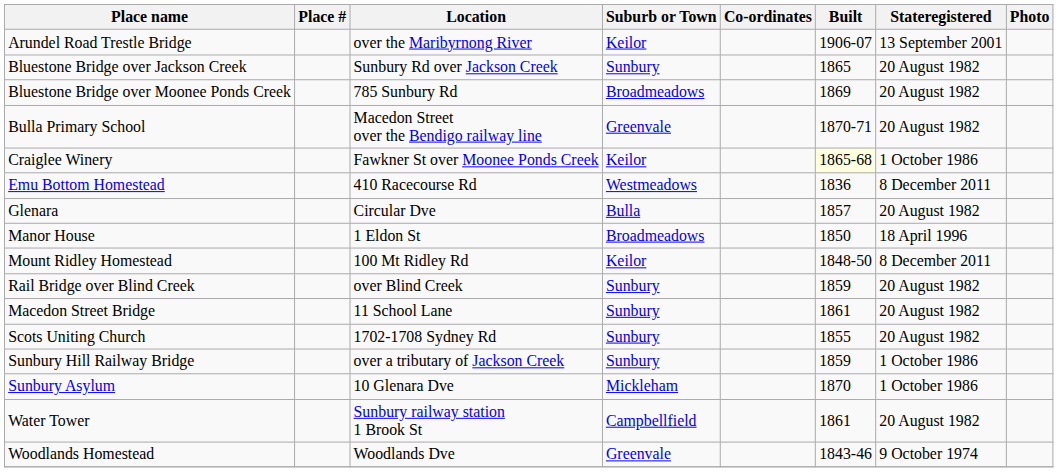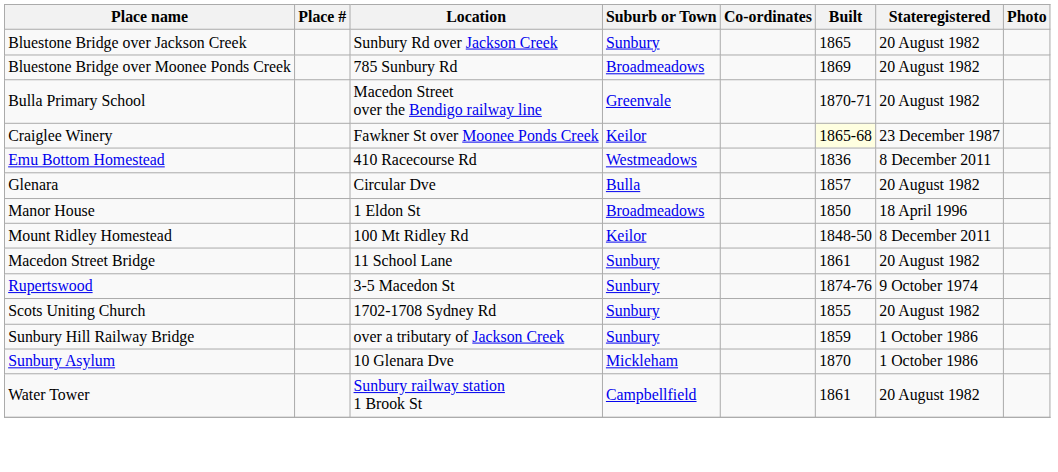- row: (100, 42)
(929, 160) 1 October 1986 -> (940, 135) 23 December 1987
- row: (101, 286)
+ row: (50, 286)
- row: (81, 454)
